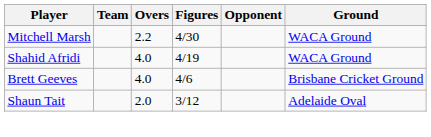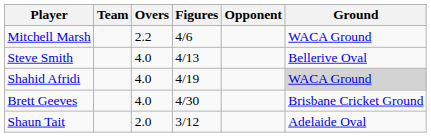(187, 36) 4/30 -> (184, 36) 4/6
+ row: (40, 57)
(330, 57) no background -> (330, 79) lightgrey background
(184, 79) 4/6 -> (187, 100) 4/30
